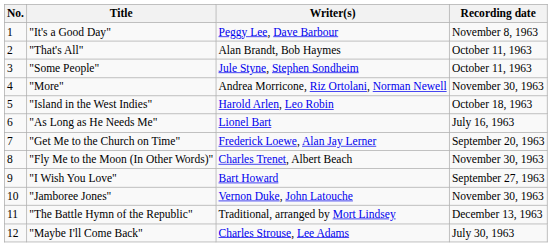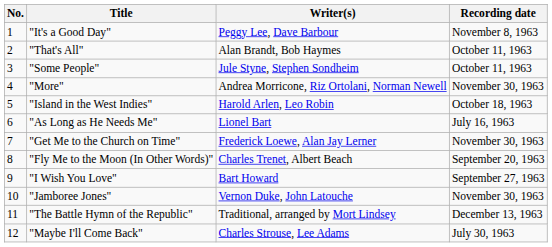(498, 141) September 20, 1963 -> (498, 141) November 30, 1963
(498, 159) November 30, 1963 -> (498, 159) September 20, 1963
